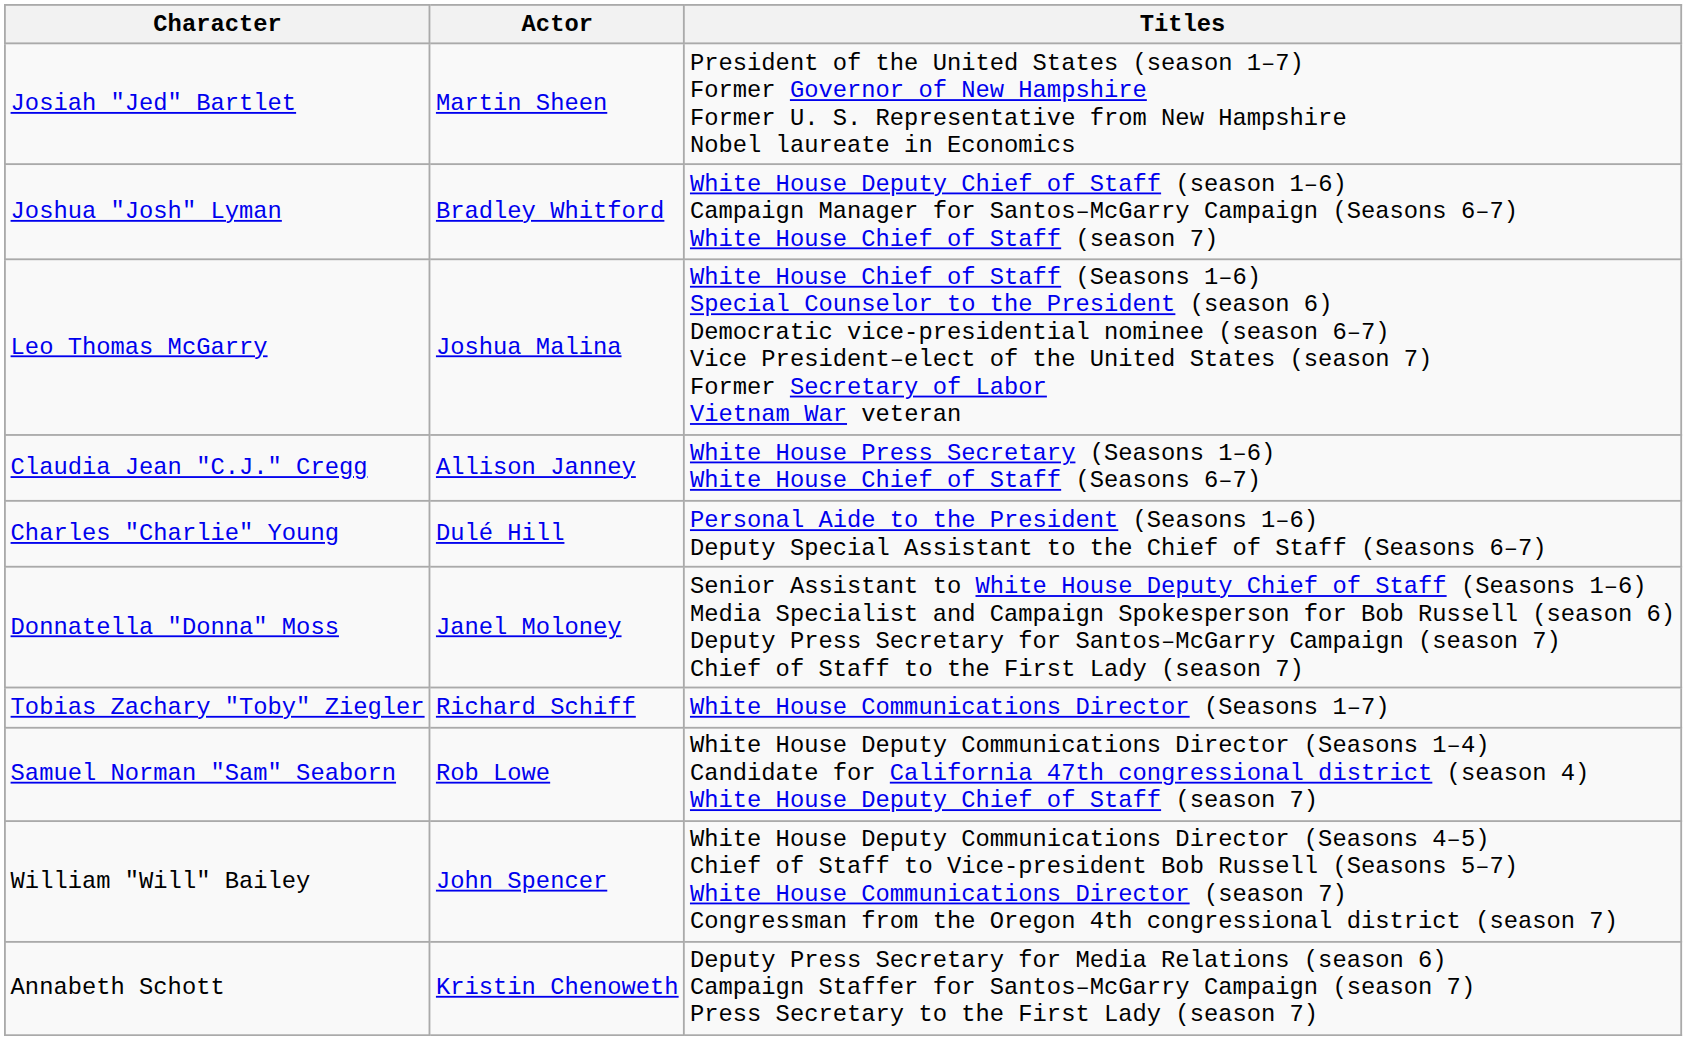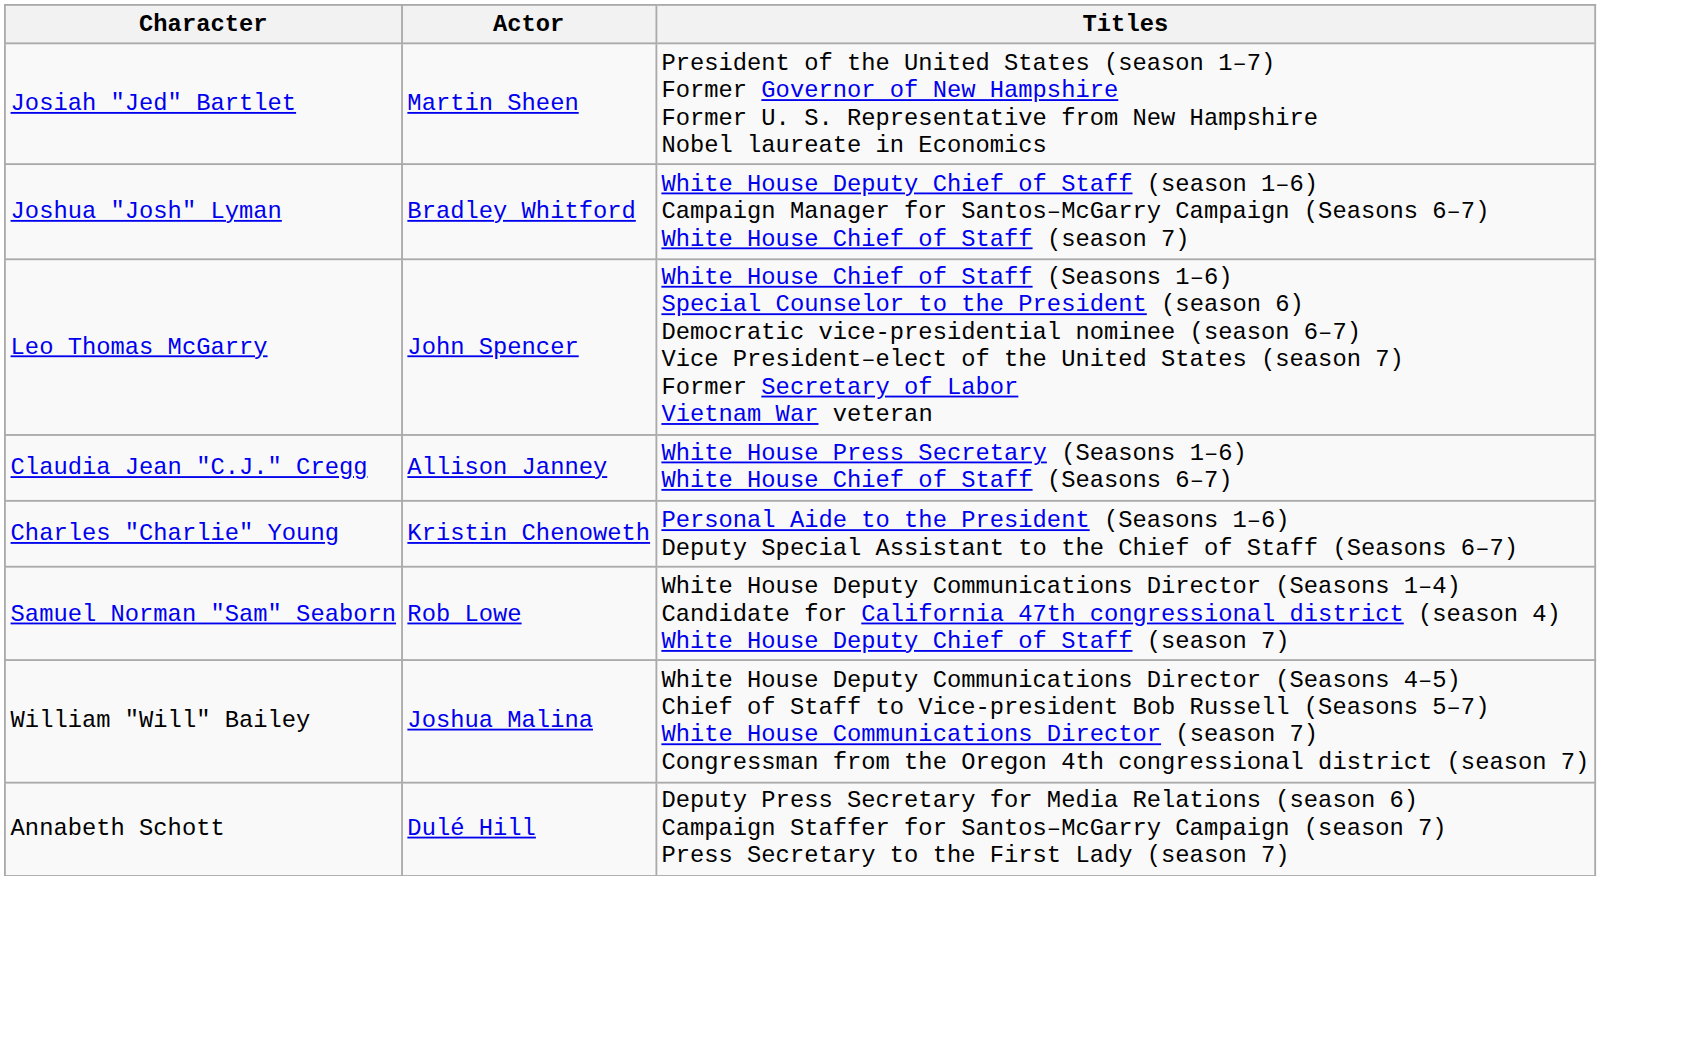(529, 346) Joshua Malina -> (493, 346) John Spencer
(500, 534) Dulé Hill -> (529, 534) Kristin Chenoweth
- row: (175, 628)
- row: (218, 707)
(522, 881) John Spencer -> (500, 721) Joshua Malina
(557, 988) Kristin Chenoweth -> (472, 829) Dulé Hill
